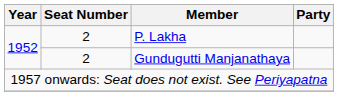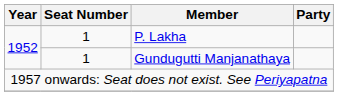(86, 36) 2 -> (86, 36) 1
(86, 58) 2 -> (86, 58) 1
